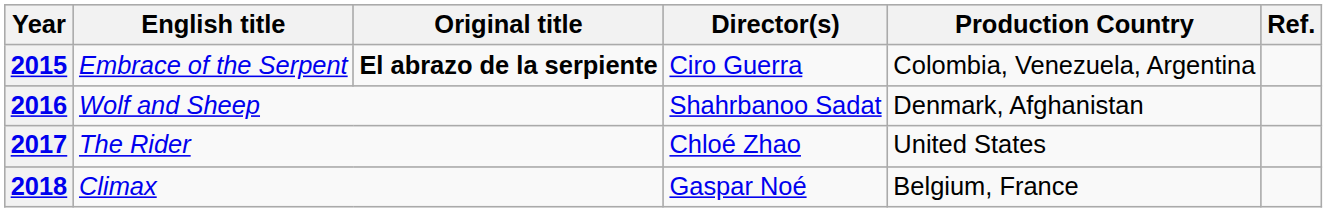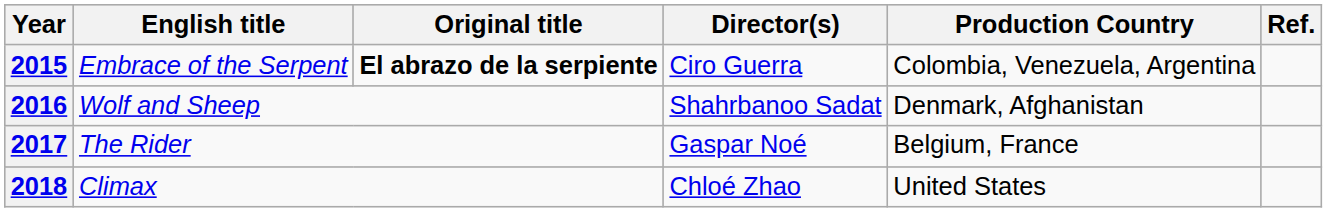(735, 145) Chloé Zhao -> (738, 145) Gaspar Noé
(970, 145) United States -> (986, 145) Belgium, France
(738, 186) Gaspar Noé -> (735, 186) Chloé Zhao
(986, 186) Belgium, France -> (970, 186) United States
